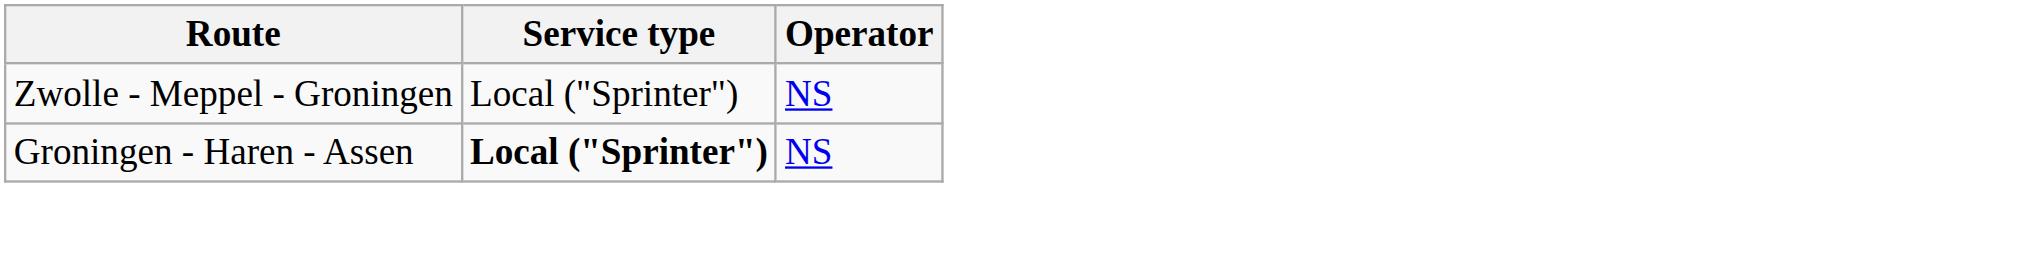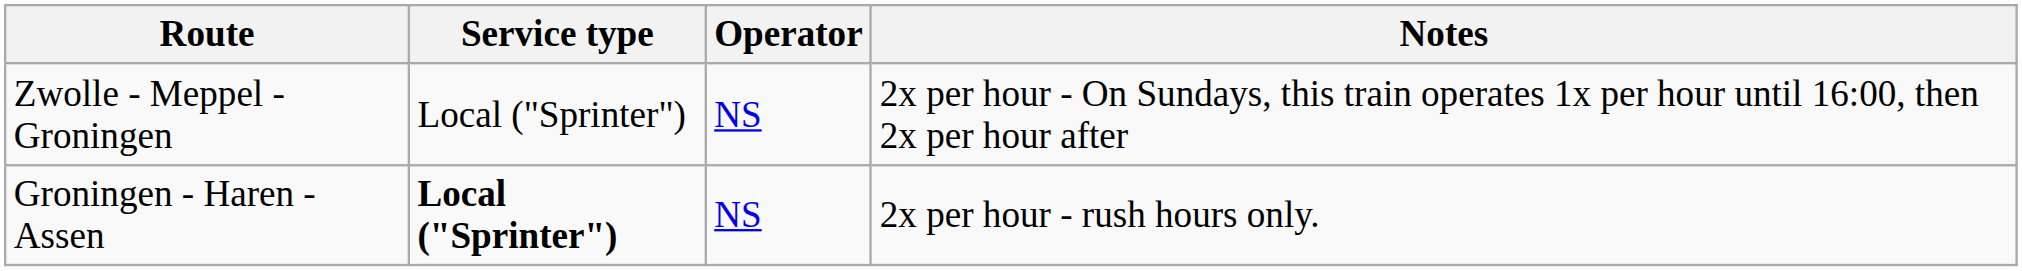+ column: (1444, 33)
